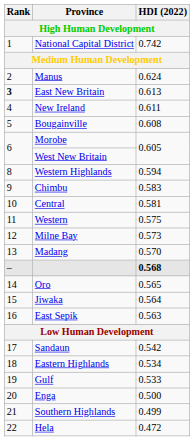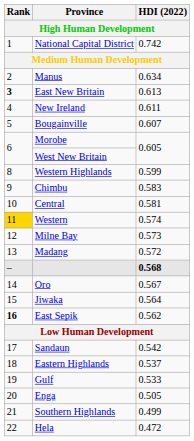(150, 76) 0.624 -> (150, 76) 0.634
(150, 124) 0.608 -> (150, 124) 0.607
(150, 172) 0.594 -> (150, 172) 0.599
(11, 220) no background -> (11, 220) gold background
(150, 220) 0.575 -> (150, 220) 0.574
(150, 252) 0.570 -> (150, 252) 0.572
(150, 284) 0.565 -> (150, 284) 0.567
(12, 316) normal -> (12, 316) bold
(150, 316) 0.563 -> (150, 316) 0.562
(150, 364) 0.534 -> (150, 364) 0.537
(150, 396) 0.500 -> (150, 396) 0.505
